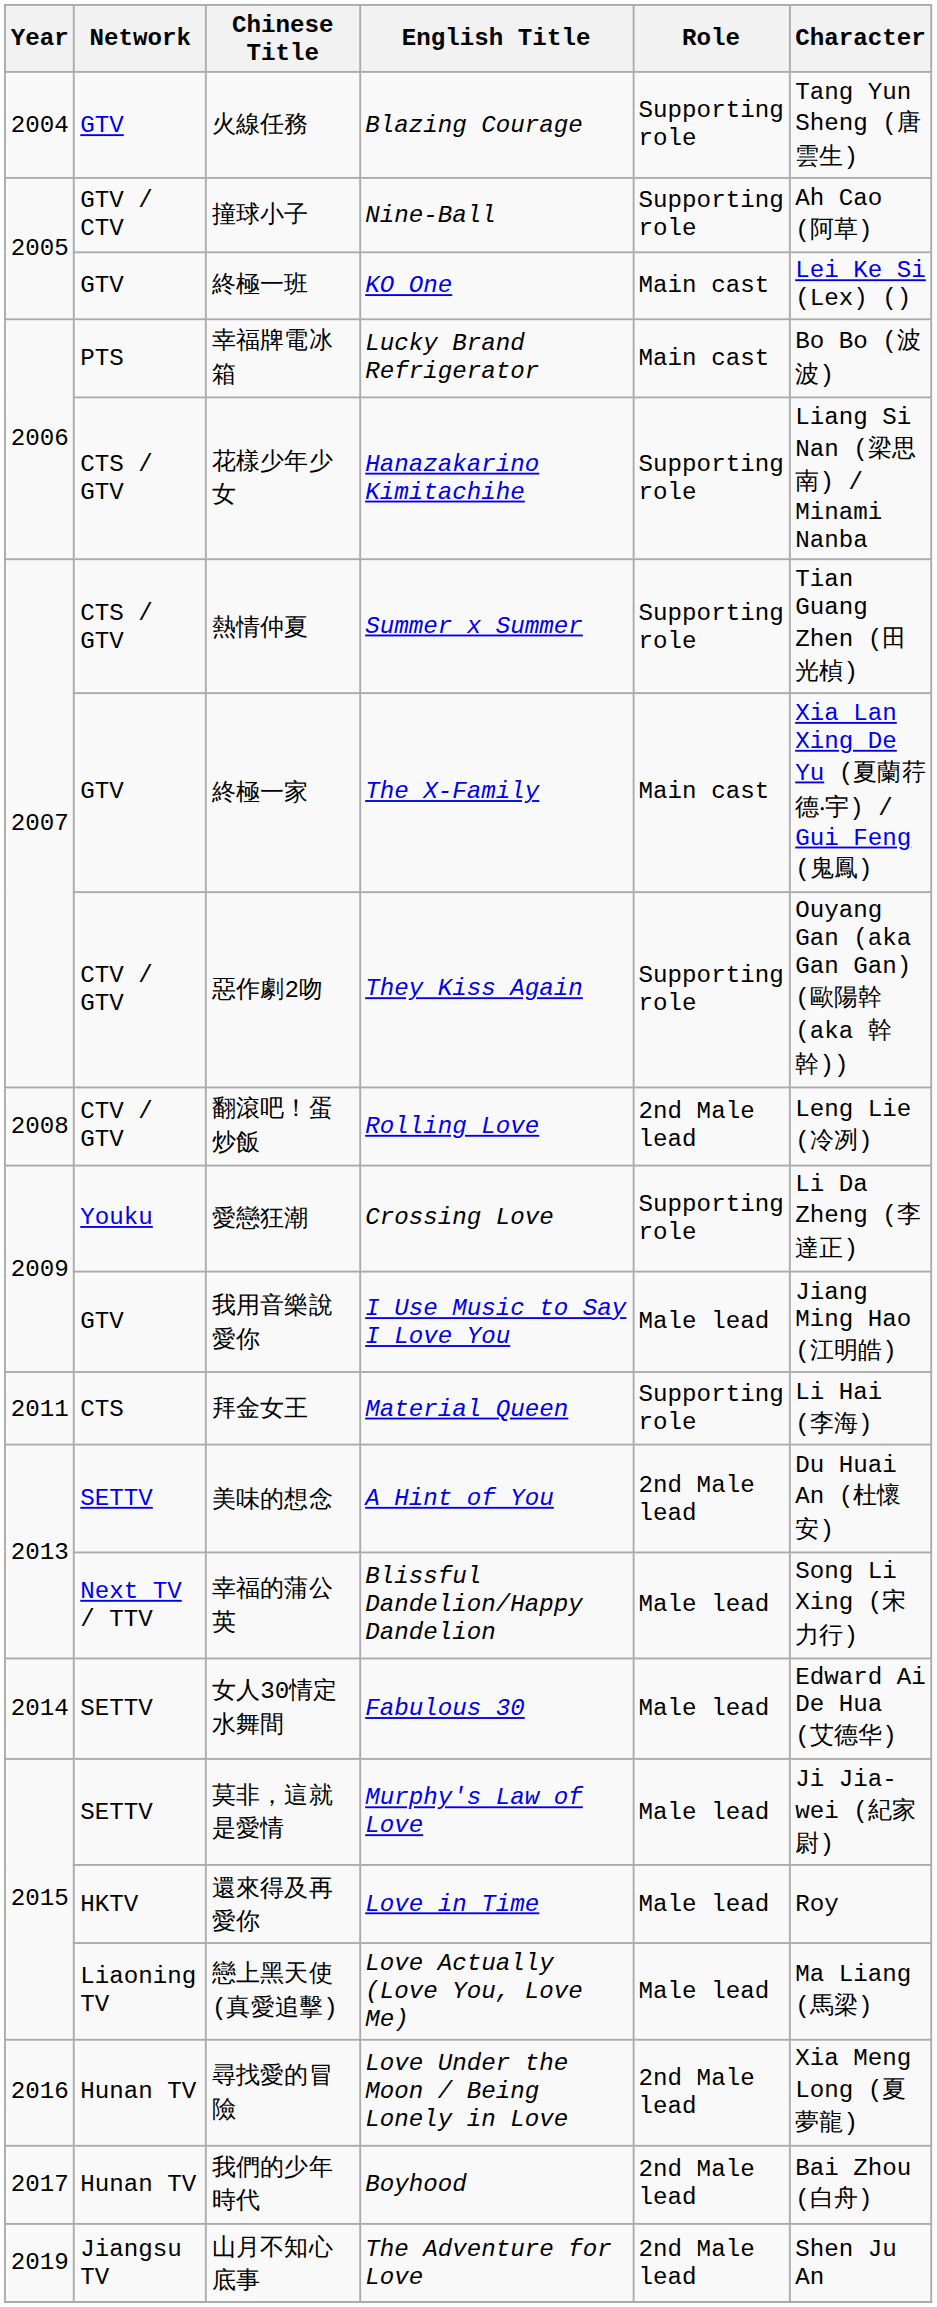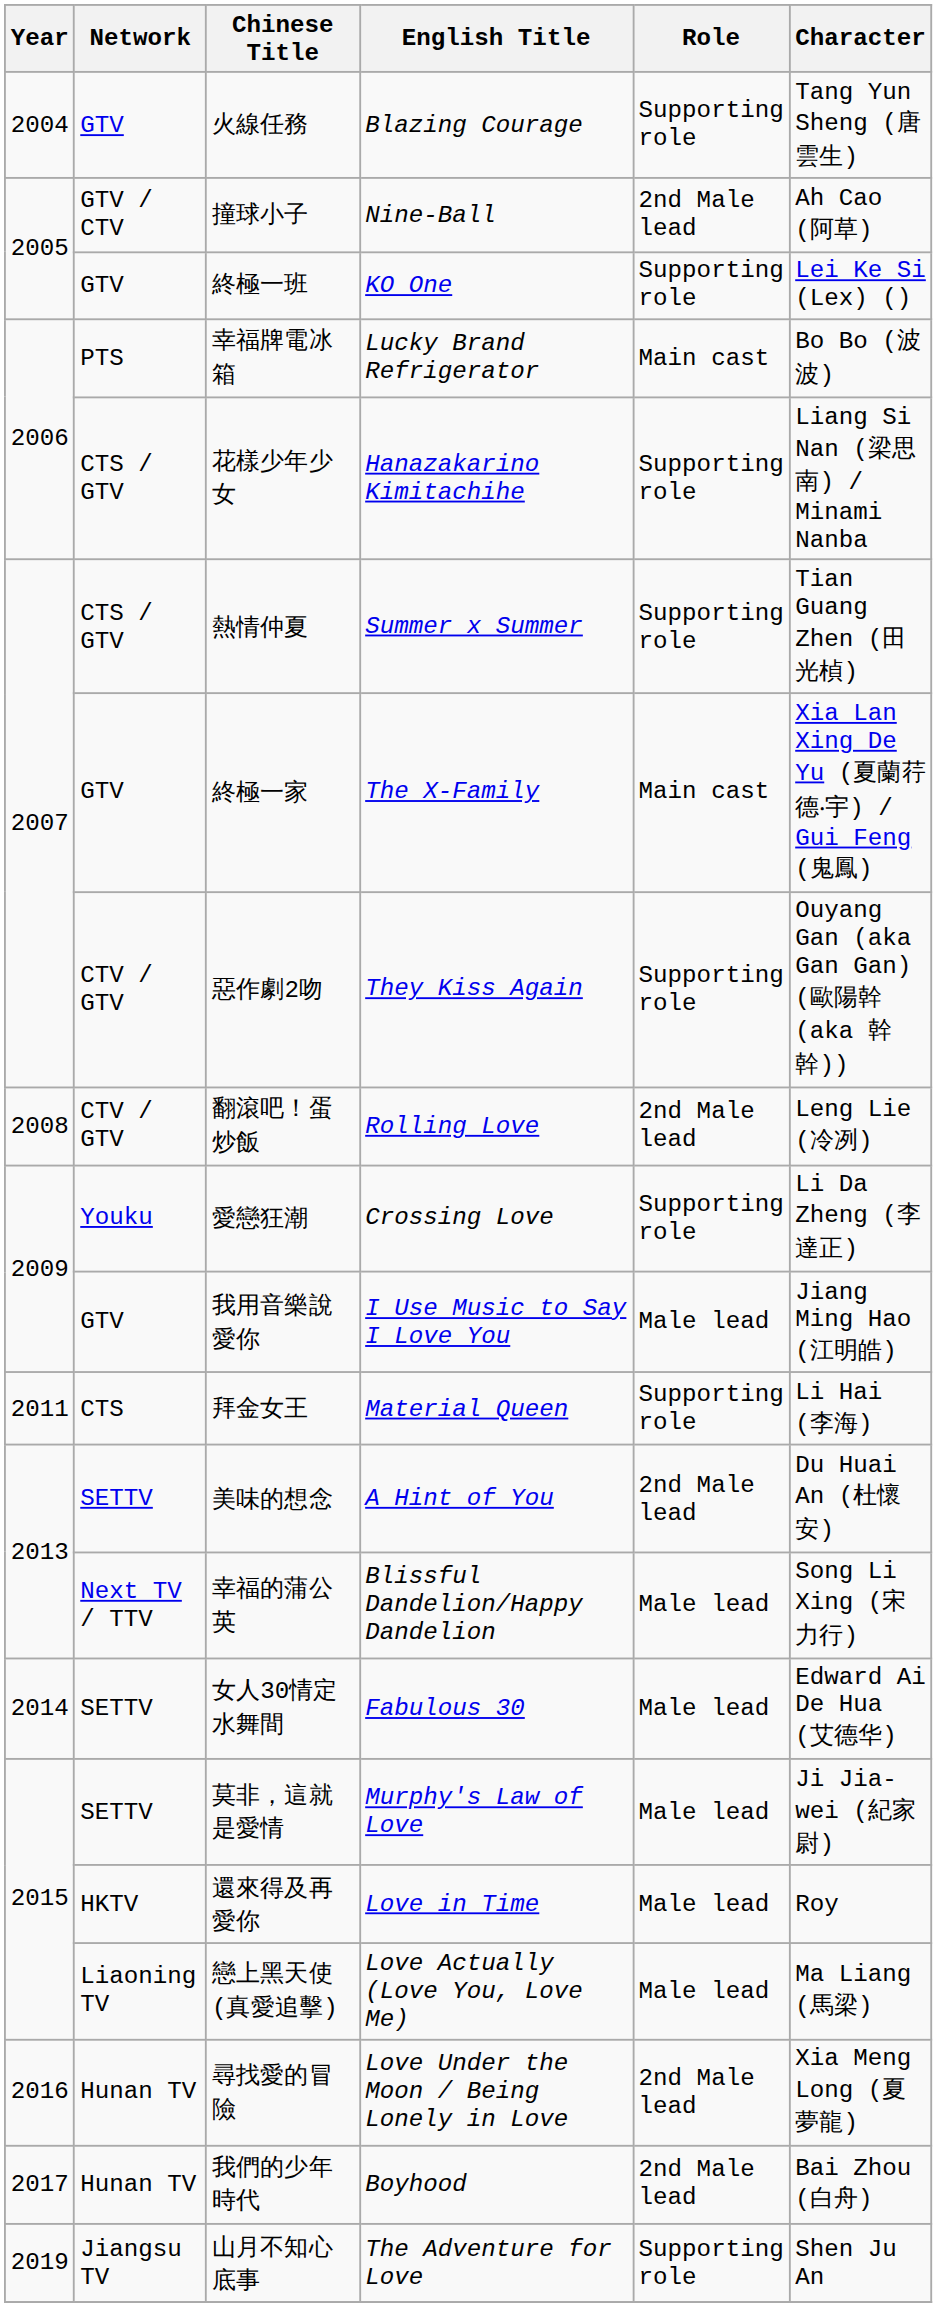(711, 215) Supporting role -> (697, 215) 2nd Male lead
(704, 285) Main cast -> (711, 285) Supporting role
(697, 2263) 2nd Male lead -> (711, 2263) Supporting role
